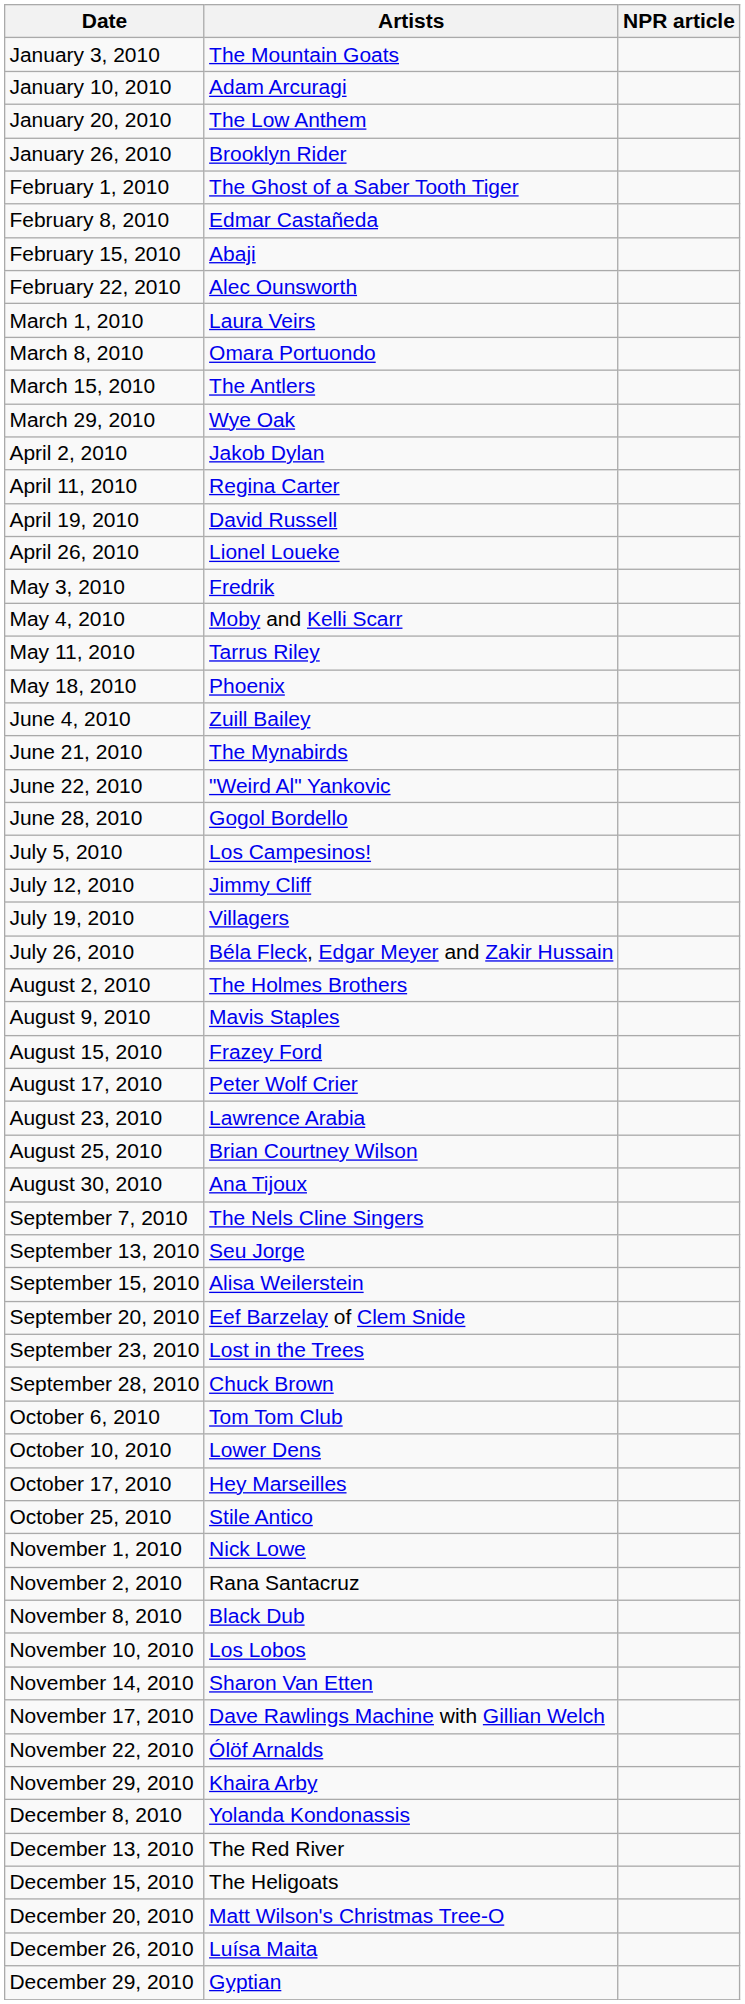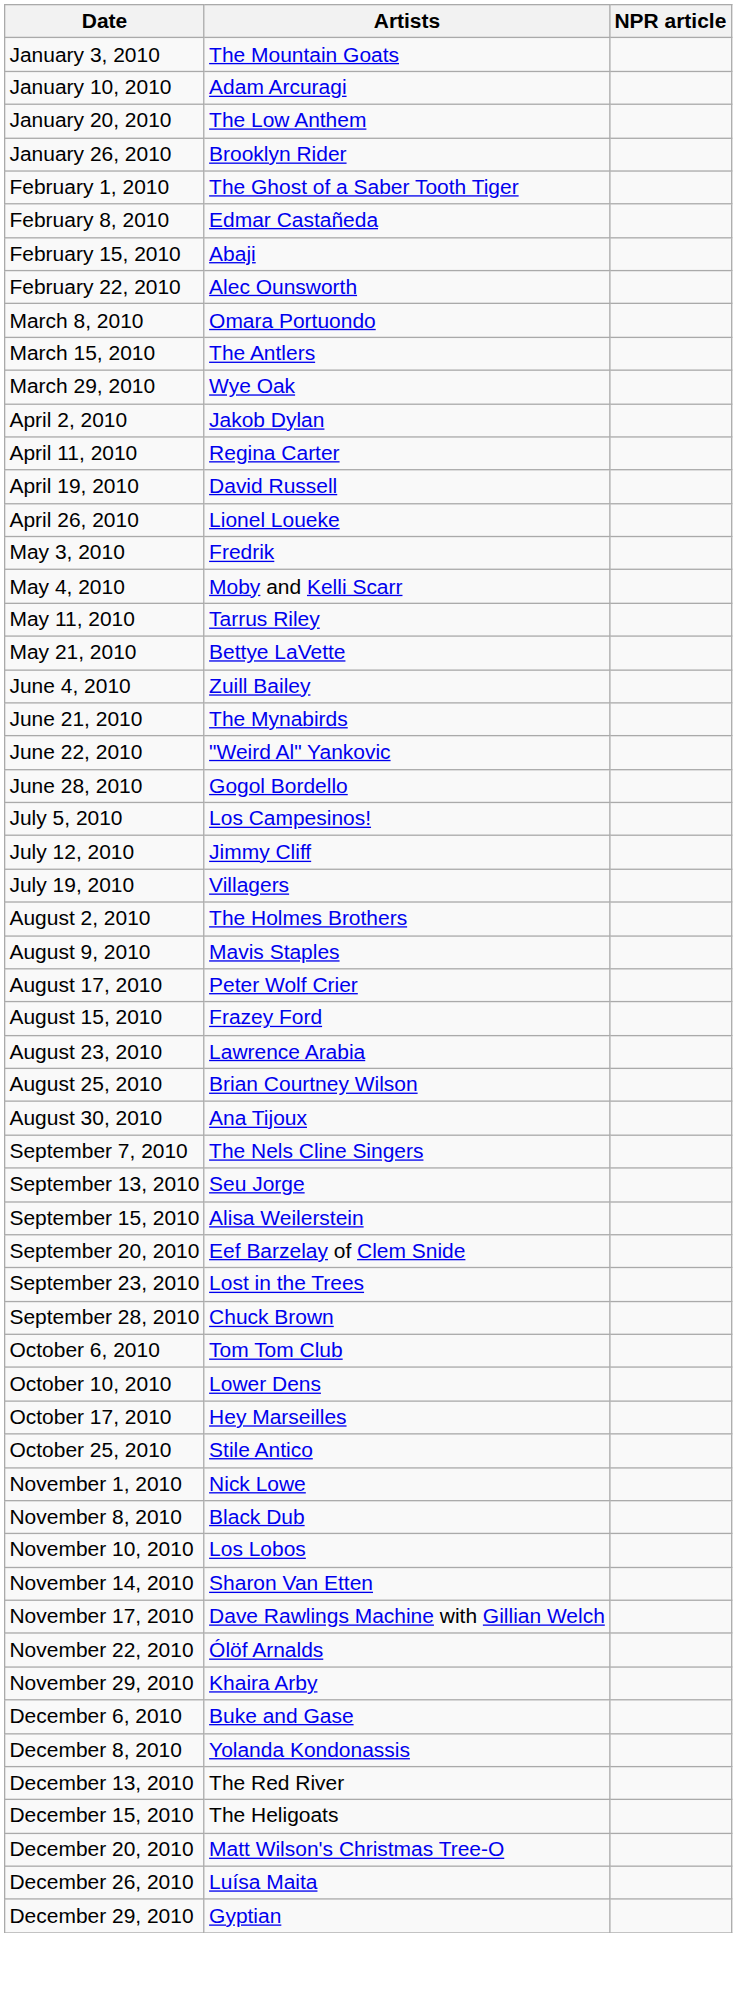- row: (76, 320)
- row: (73, 685)
+ row: (73, 652)
- row: (72, 951)
rows swapped: (86, 1051) <-> (86, 1084)
- row: (96, 1583)
+ row: (96, 1716)
